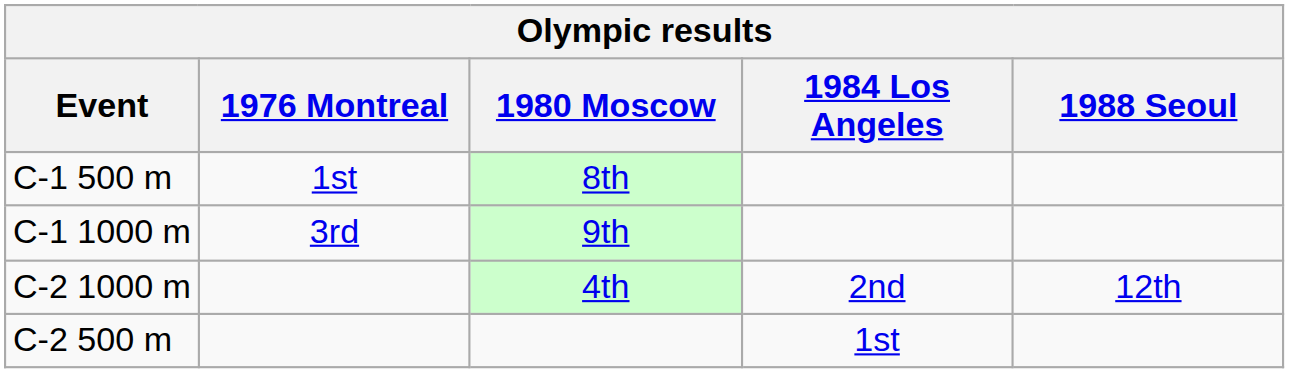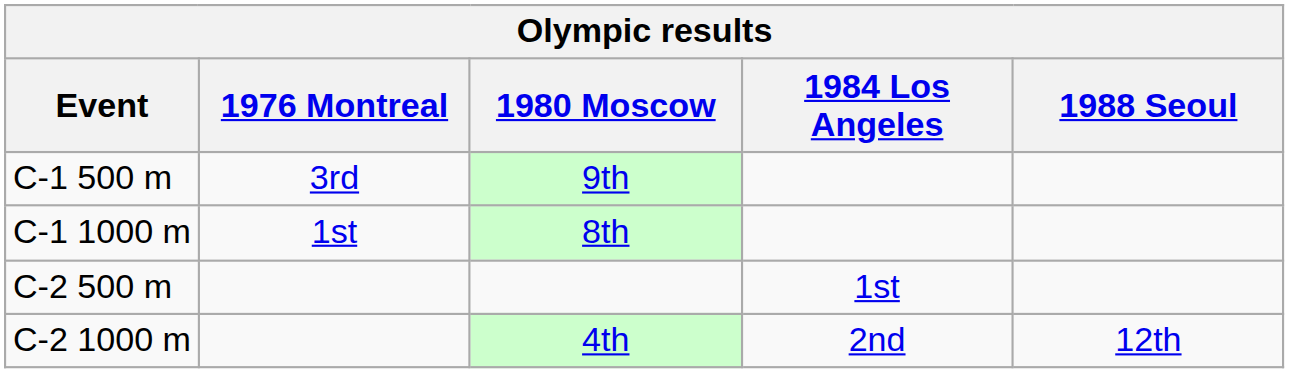(334, 177) 1st -> (334, 177) 3rd
(606, 177) 8th -> (606, 177) 9th
(334, 232) 3rd -> (334, 232) 1st
(606, 232) 9th -> (606, 232) 8th
rows swapped: (92, 340) <-> (102, 286)
